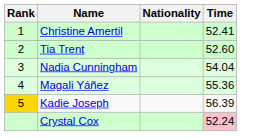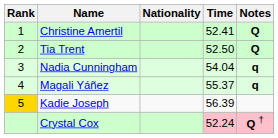+ column: (255, 13)
(220, 49) 52.60 -> (220, 49) 52.50
(220, 85) 55.36 -> (220, 85) 55.37
